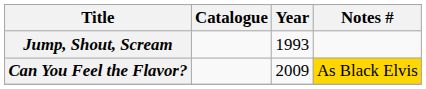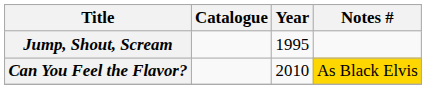(292, 44) 1993 -> (292, 44) 1995
(292, 71) 2009 -> (292, 71) 2010
